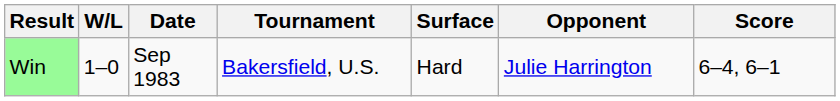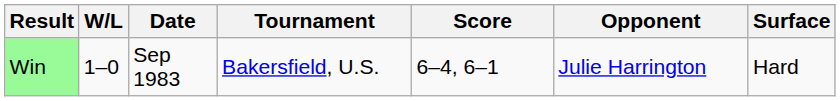columns swapped: (455, 21) <-> (764, 21)
